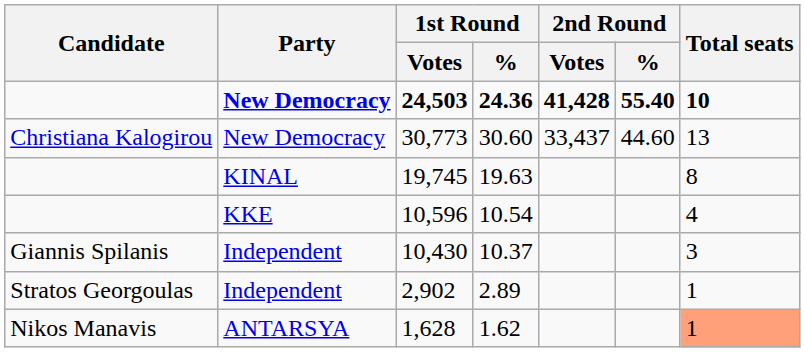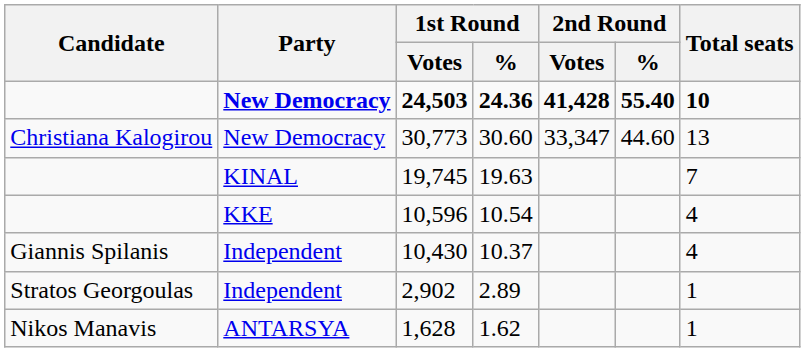(577, 137) 33,437 -> (577, 137) 33,347
(692, 175) 8 -> (692, 175) 7
(692, 251) 3 -> (692, 251) 4
(692, 328) lightsalmon background -> (692, 328) no background
